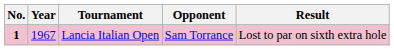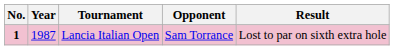(43, 35) 1967 -> (43, 35) 1987
